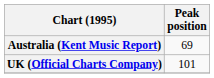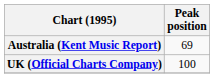(187, 63) 101 -> (187, 63) 100
